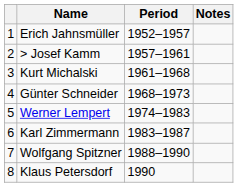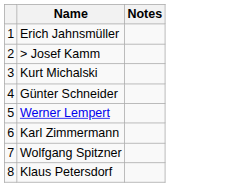- column: (159, 14)
